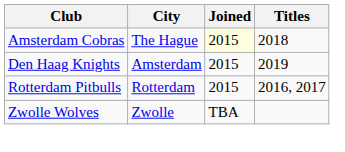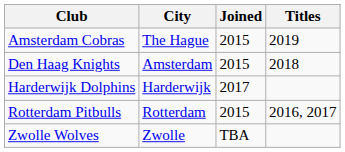(224, 40) lightyellow background -> (234, 40) no background
(273, 40) 2018 -> (284, 40) 2019
(273, 64) 2019 -> (284, 64) 2018
+ row: (72, 87)
